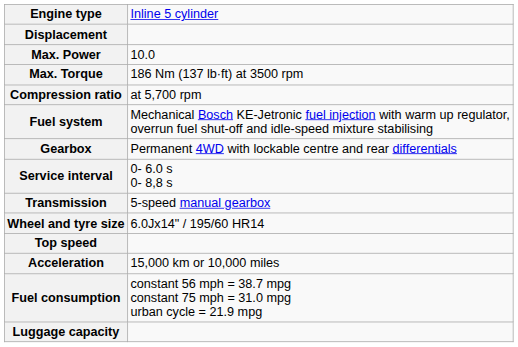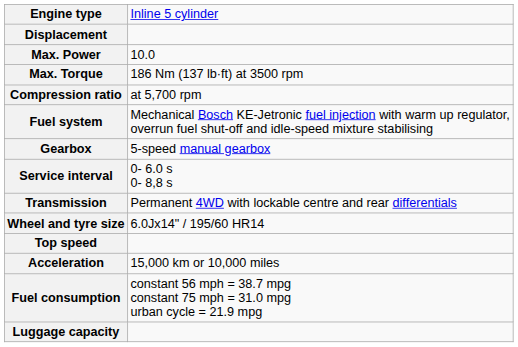(294, 149) Permanent 4WD with lockable centre and rear differentials -> (200, 149) 5-speed manual gearbox
(200, 203) 5-speed manual gearbox -> (294, 203) Permanent 4WD with lockable centre and rear differentials
